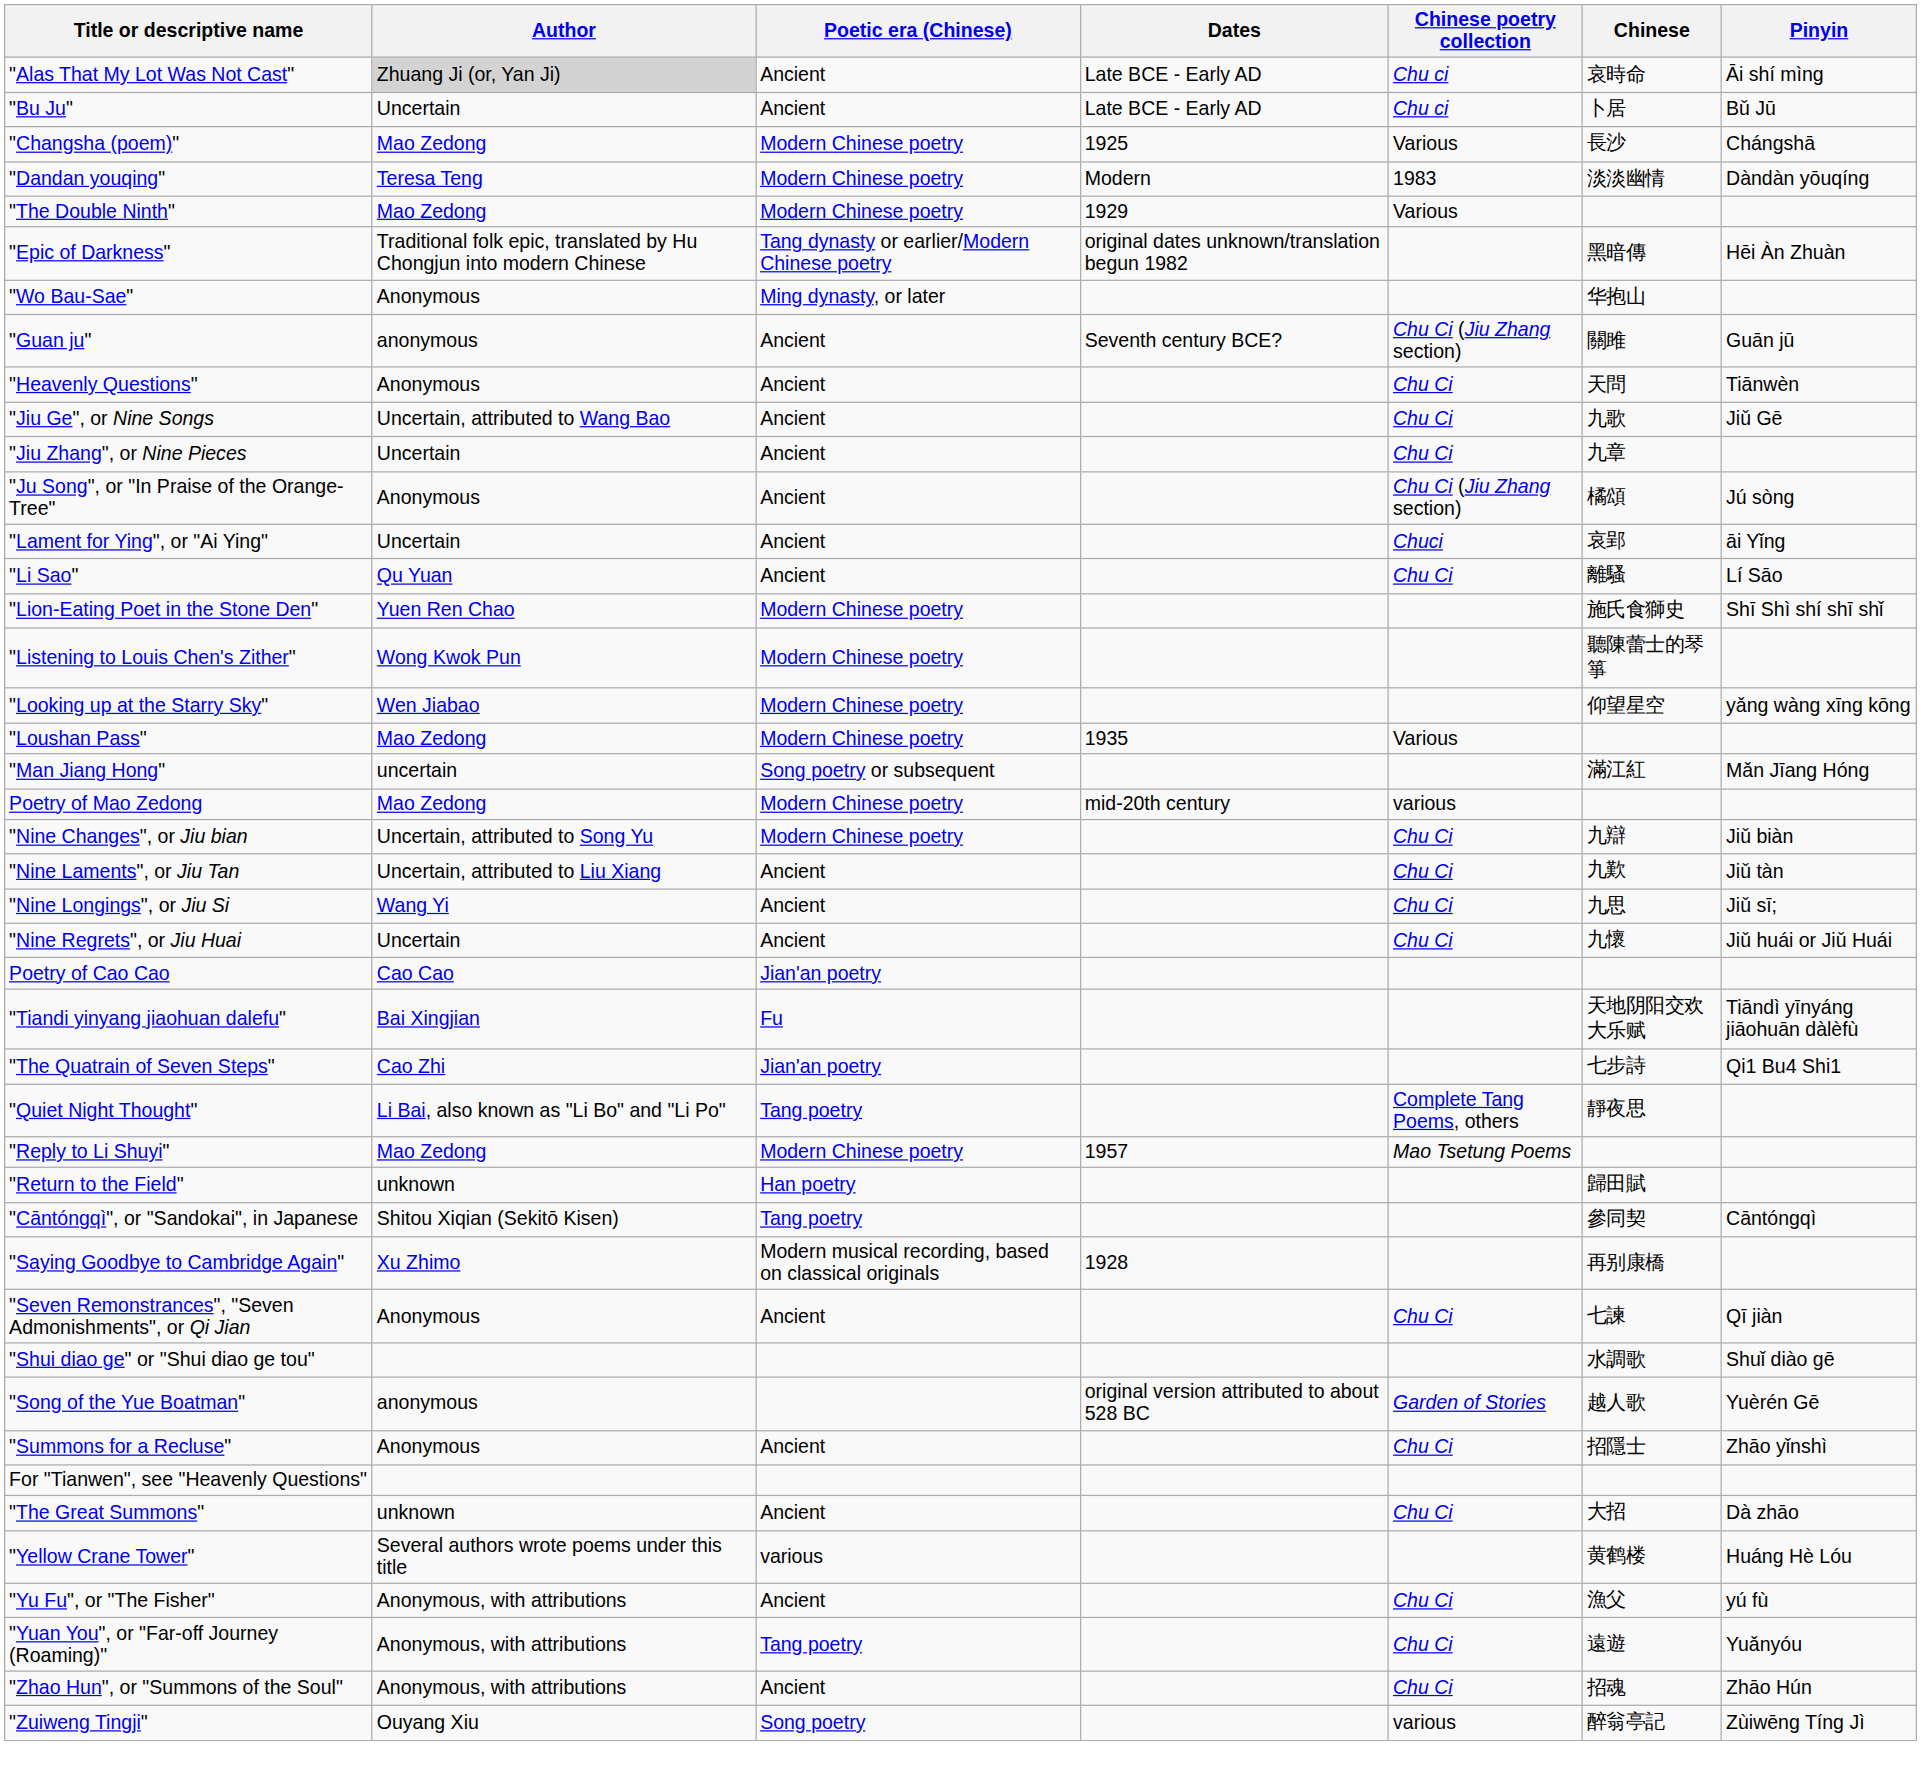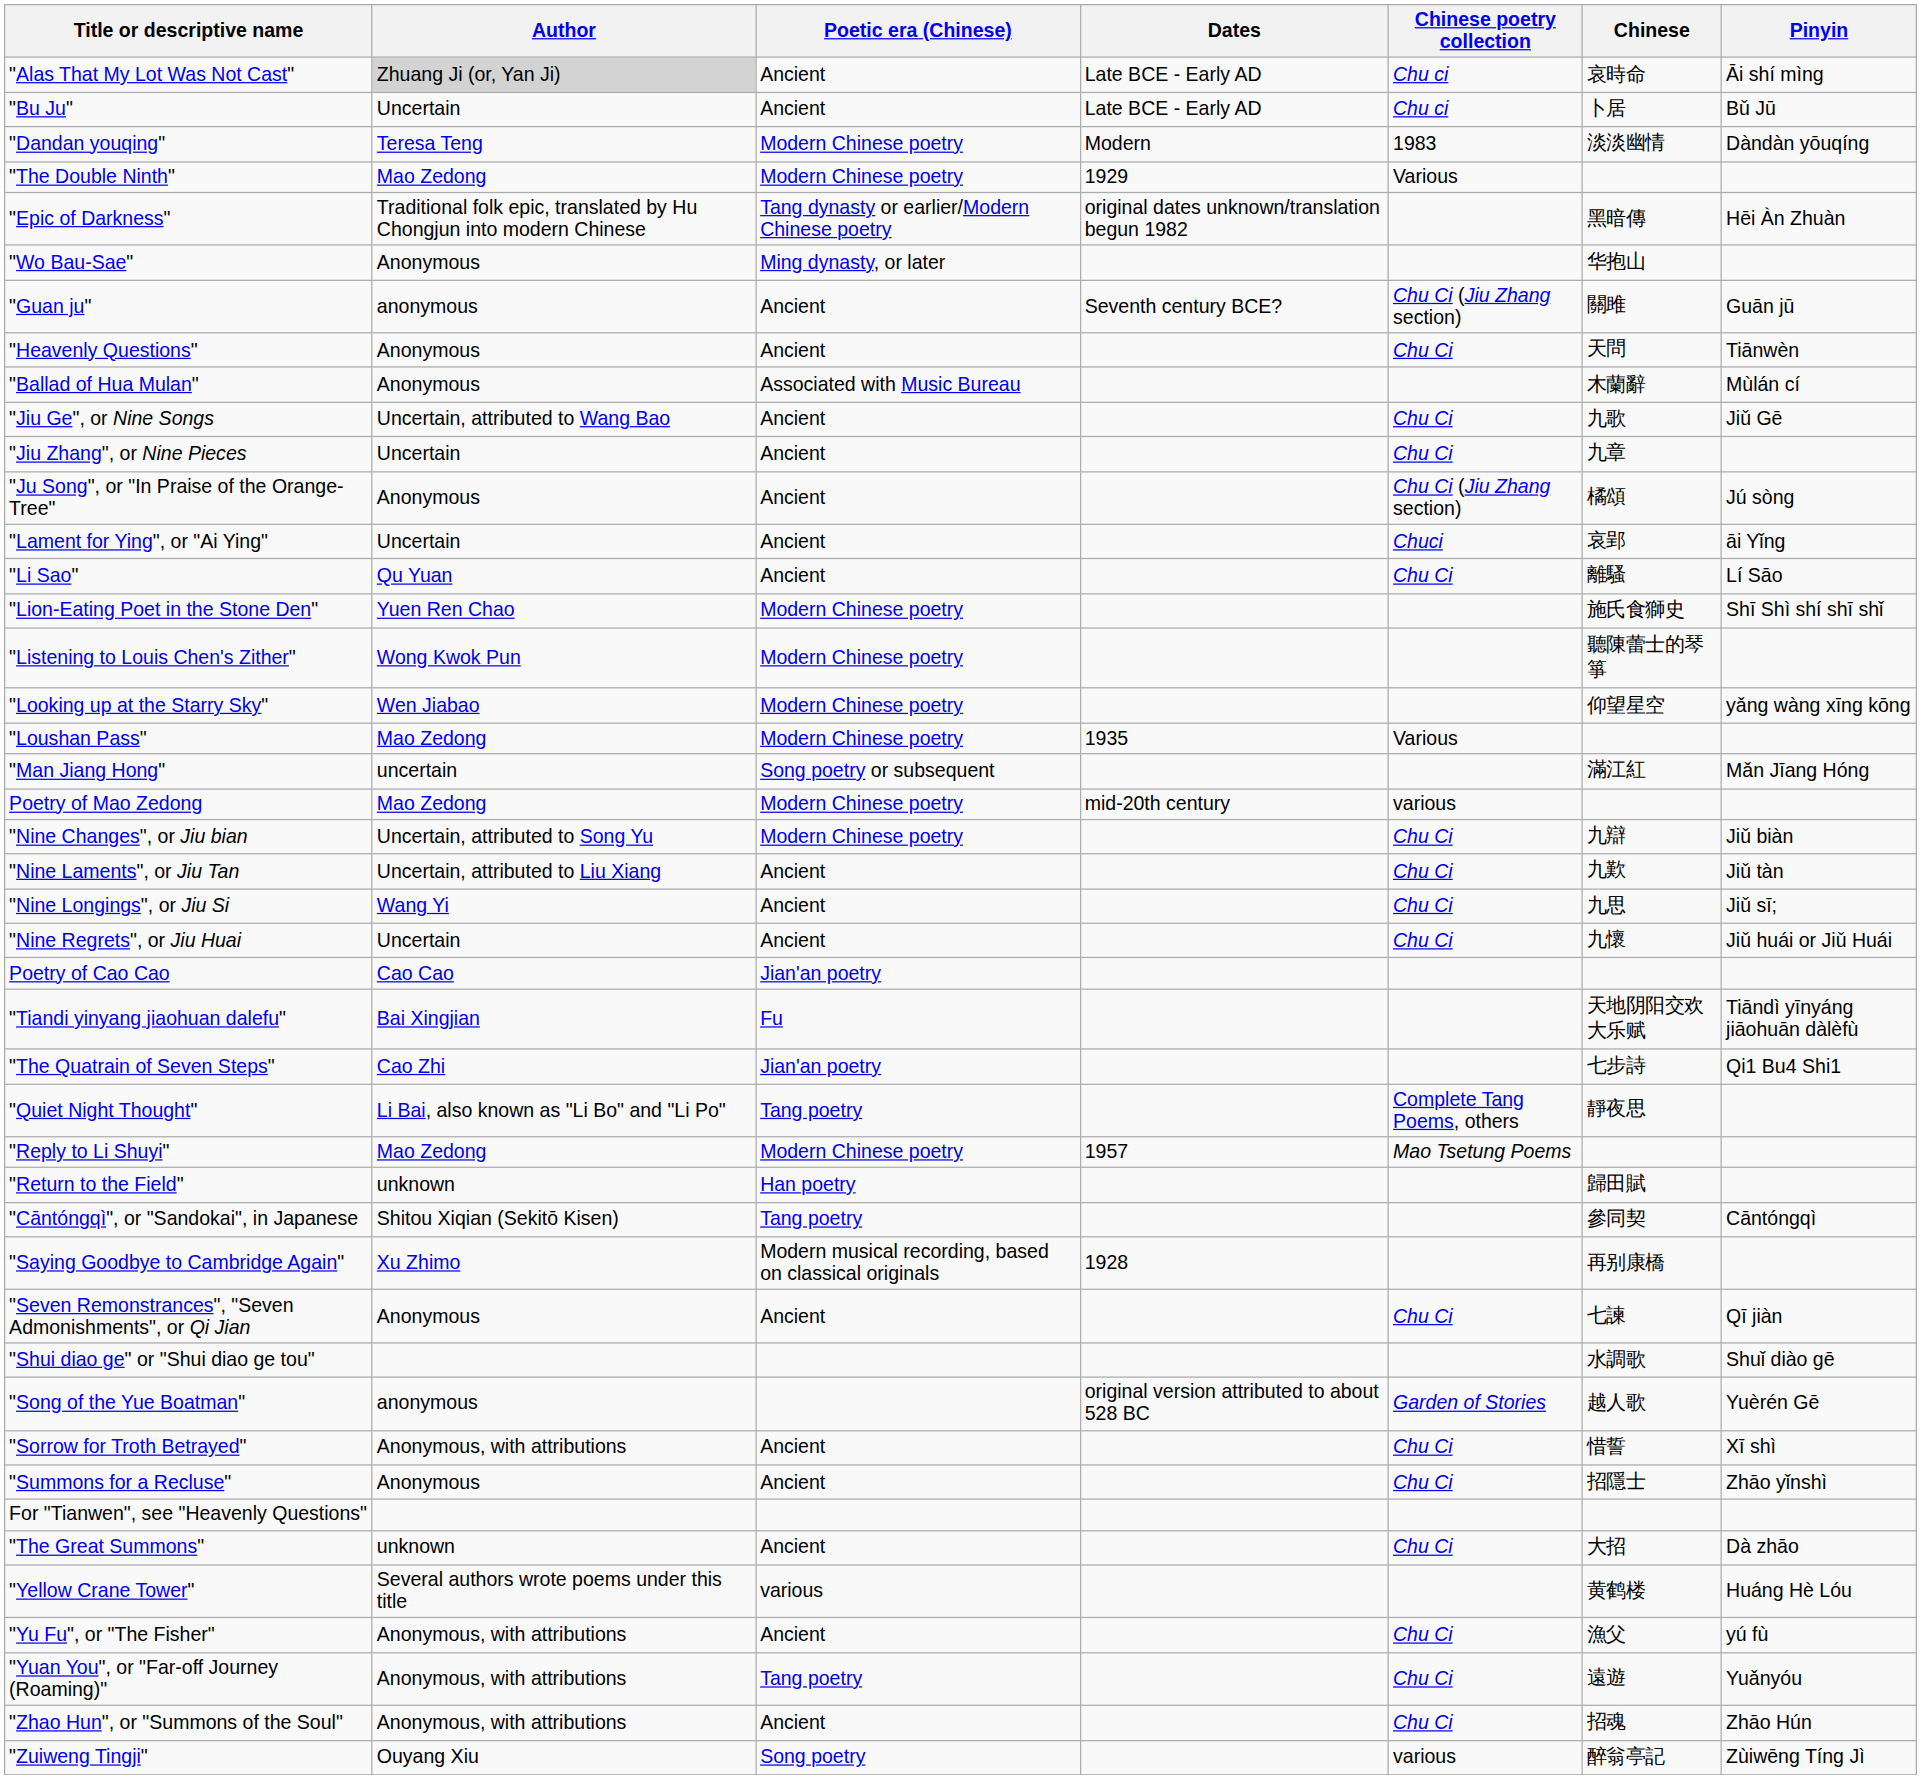- row: (94, 143)
+ row: (104, 384)
+ row: (128, 1447)
